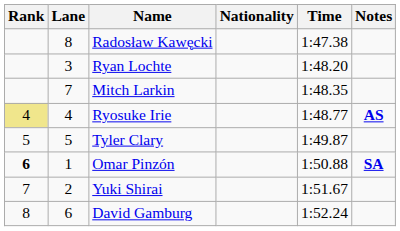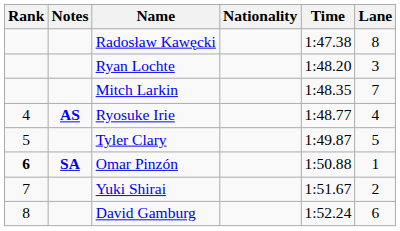columns swapped: (68, 16) <-> (374, 16)
(26, 115) khaki background -> (26, 115) no background
